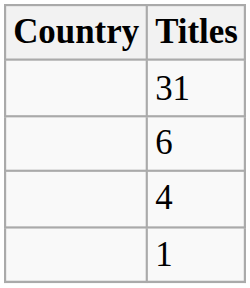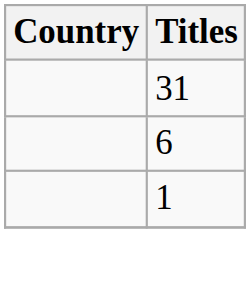- row: (164, 198)
